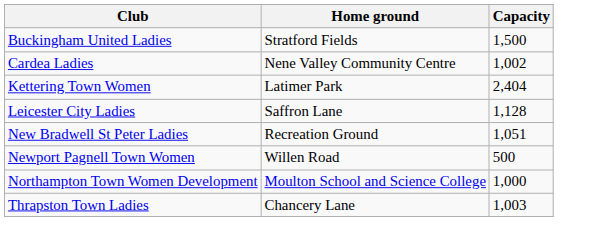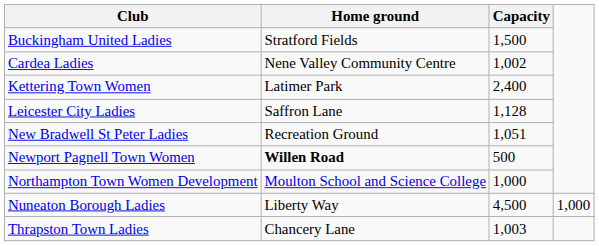(510, 87) 2,404 -> (510, 87) 2,400
(302, 157) normal -> (304, 157) bold
+ row: (86, 205)
